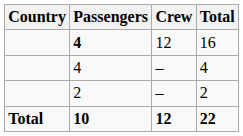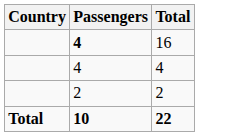- column: (174, 17)
